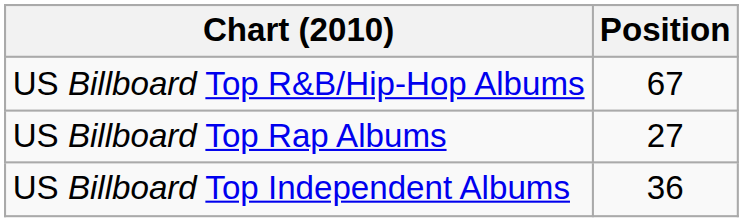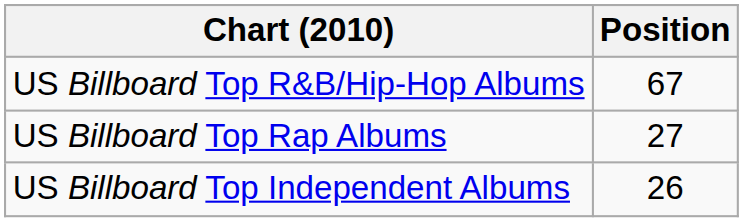(665, 188) 36 -> (665, 188) 26
